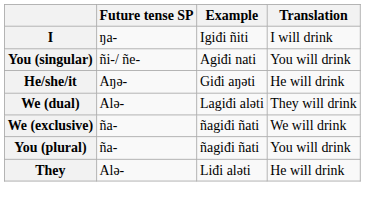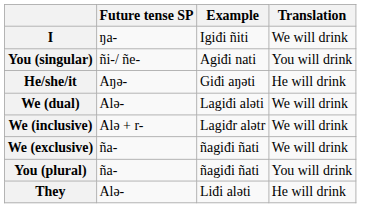(302, 37) I will drink -> (310, 37) We will drink
(313, 103) They will drink -> (310, 103) We will drink
+ row: (50, 125)
